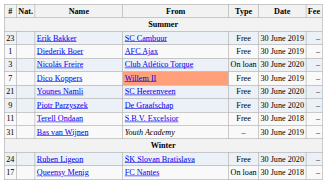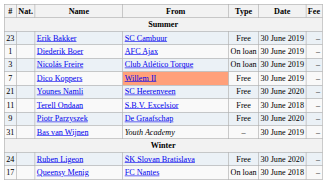(244, 51) Free -> (244, 51) On loan
(282, 64) 30 June 2020 -> (282, 64) 30 June 2019
rows swapped: (60, 118) <-> (62, 105)
